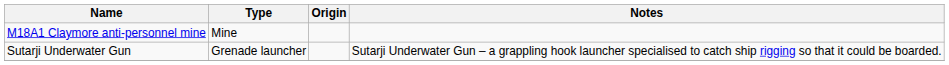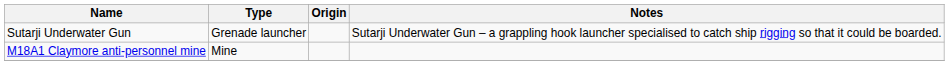rows swapped: (106, 32) <-> (69, 51)
